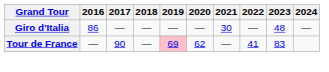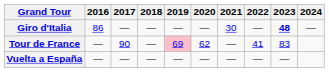(280, 28) normal -> (284, 28) bold
+ row: (44, 59)
